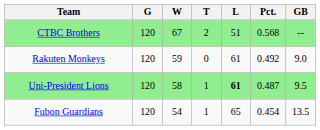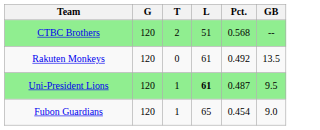- column: (177, 12)
(301, 59) 9.0 -> (271, 59) 13.5
(301, 112) 13.5 -> (271, 112) 9.0
